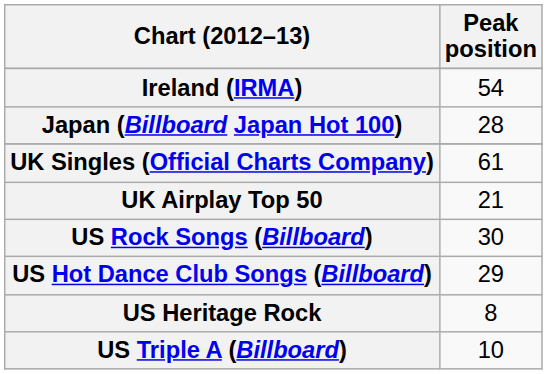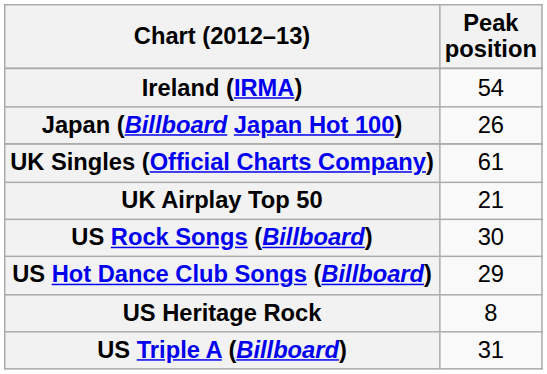(491, 125) 28 -> (491, 125) 26
(491, 350) 10 -> (491, 350) 31
